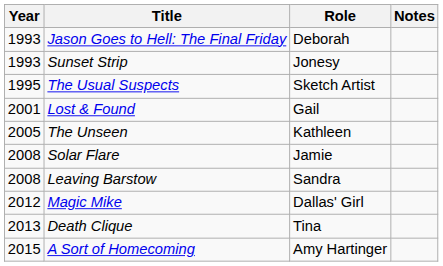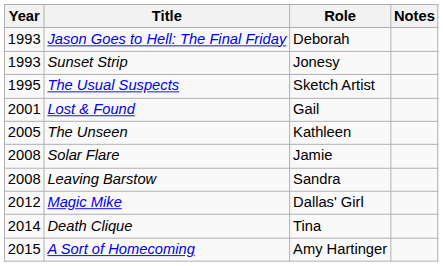(24, 226) 2013 -> (24, 226) 2014
